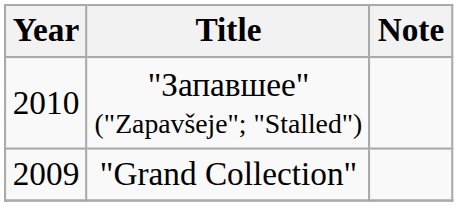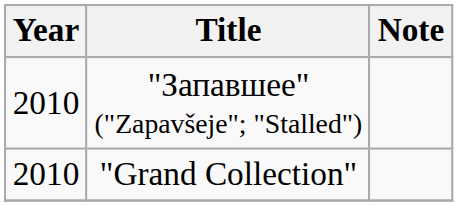(46, 173) 2009 -> (46, 173) 2010
